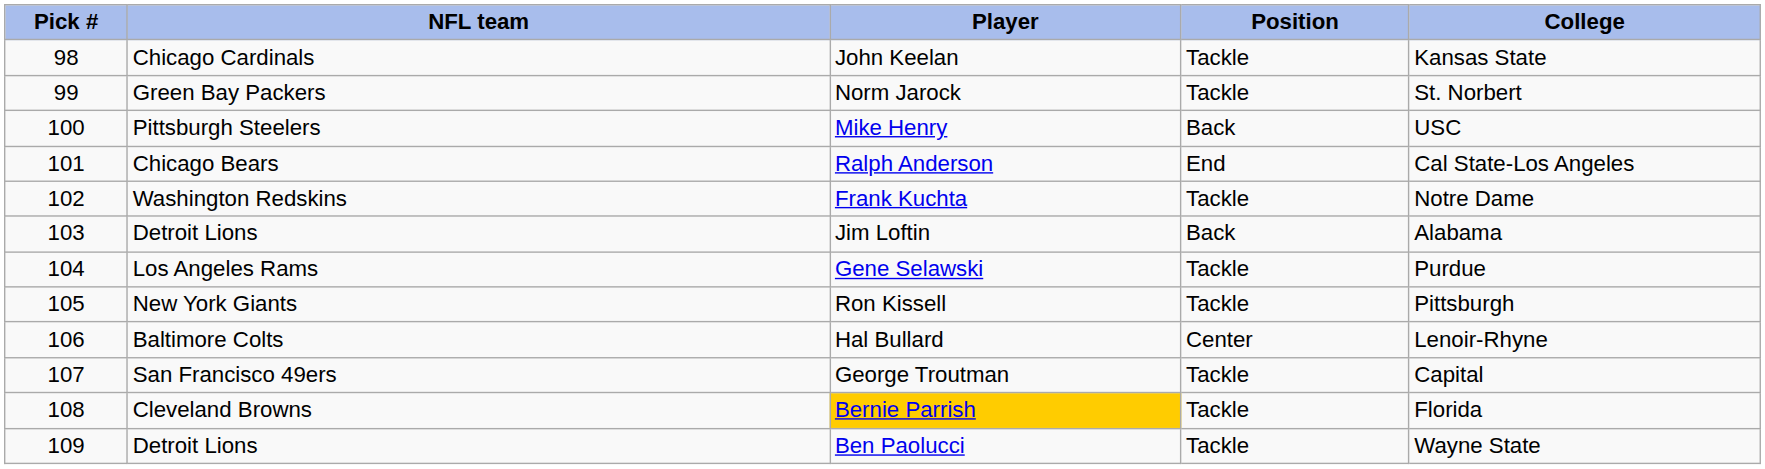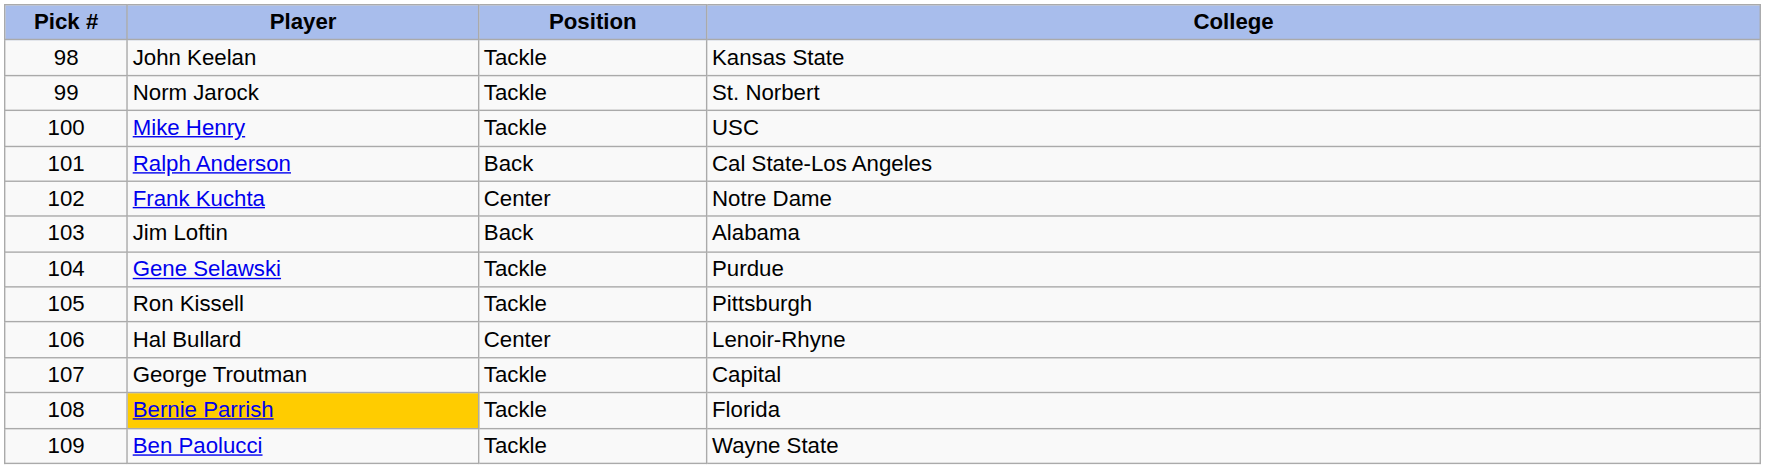- column: (479, 22)
(1211, 127) Back -> (515, 127) Tackle
(1206, 163) End -> (509, 163) Back
(1218, 198) Tackle -> (517, 198) Center
